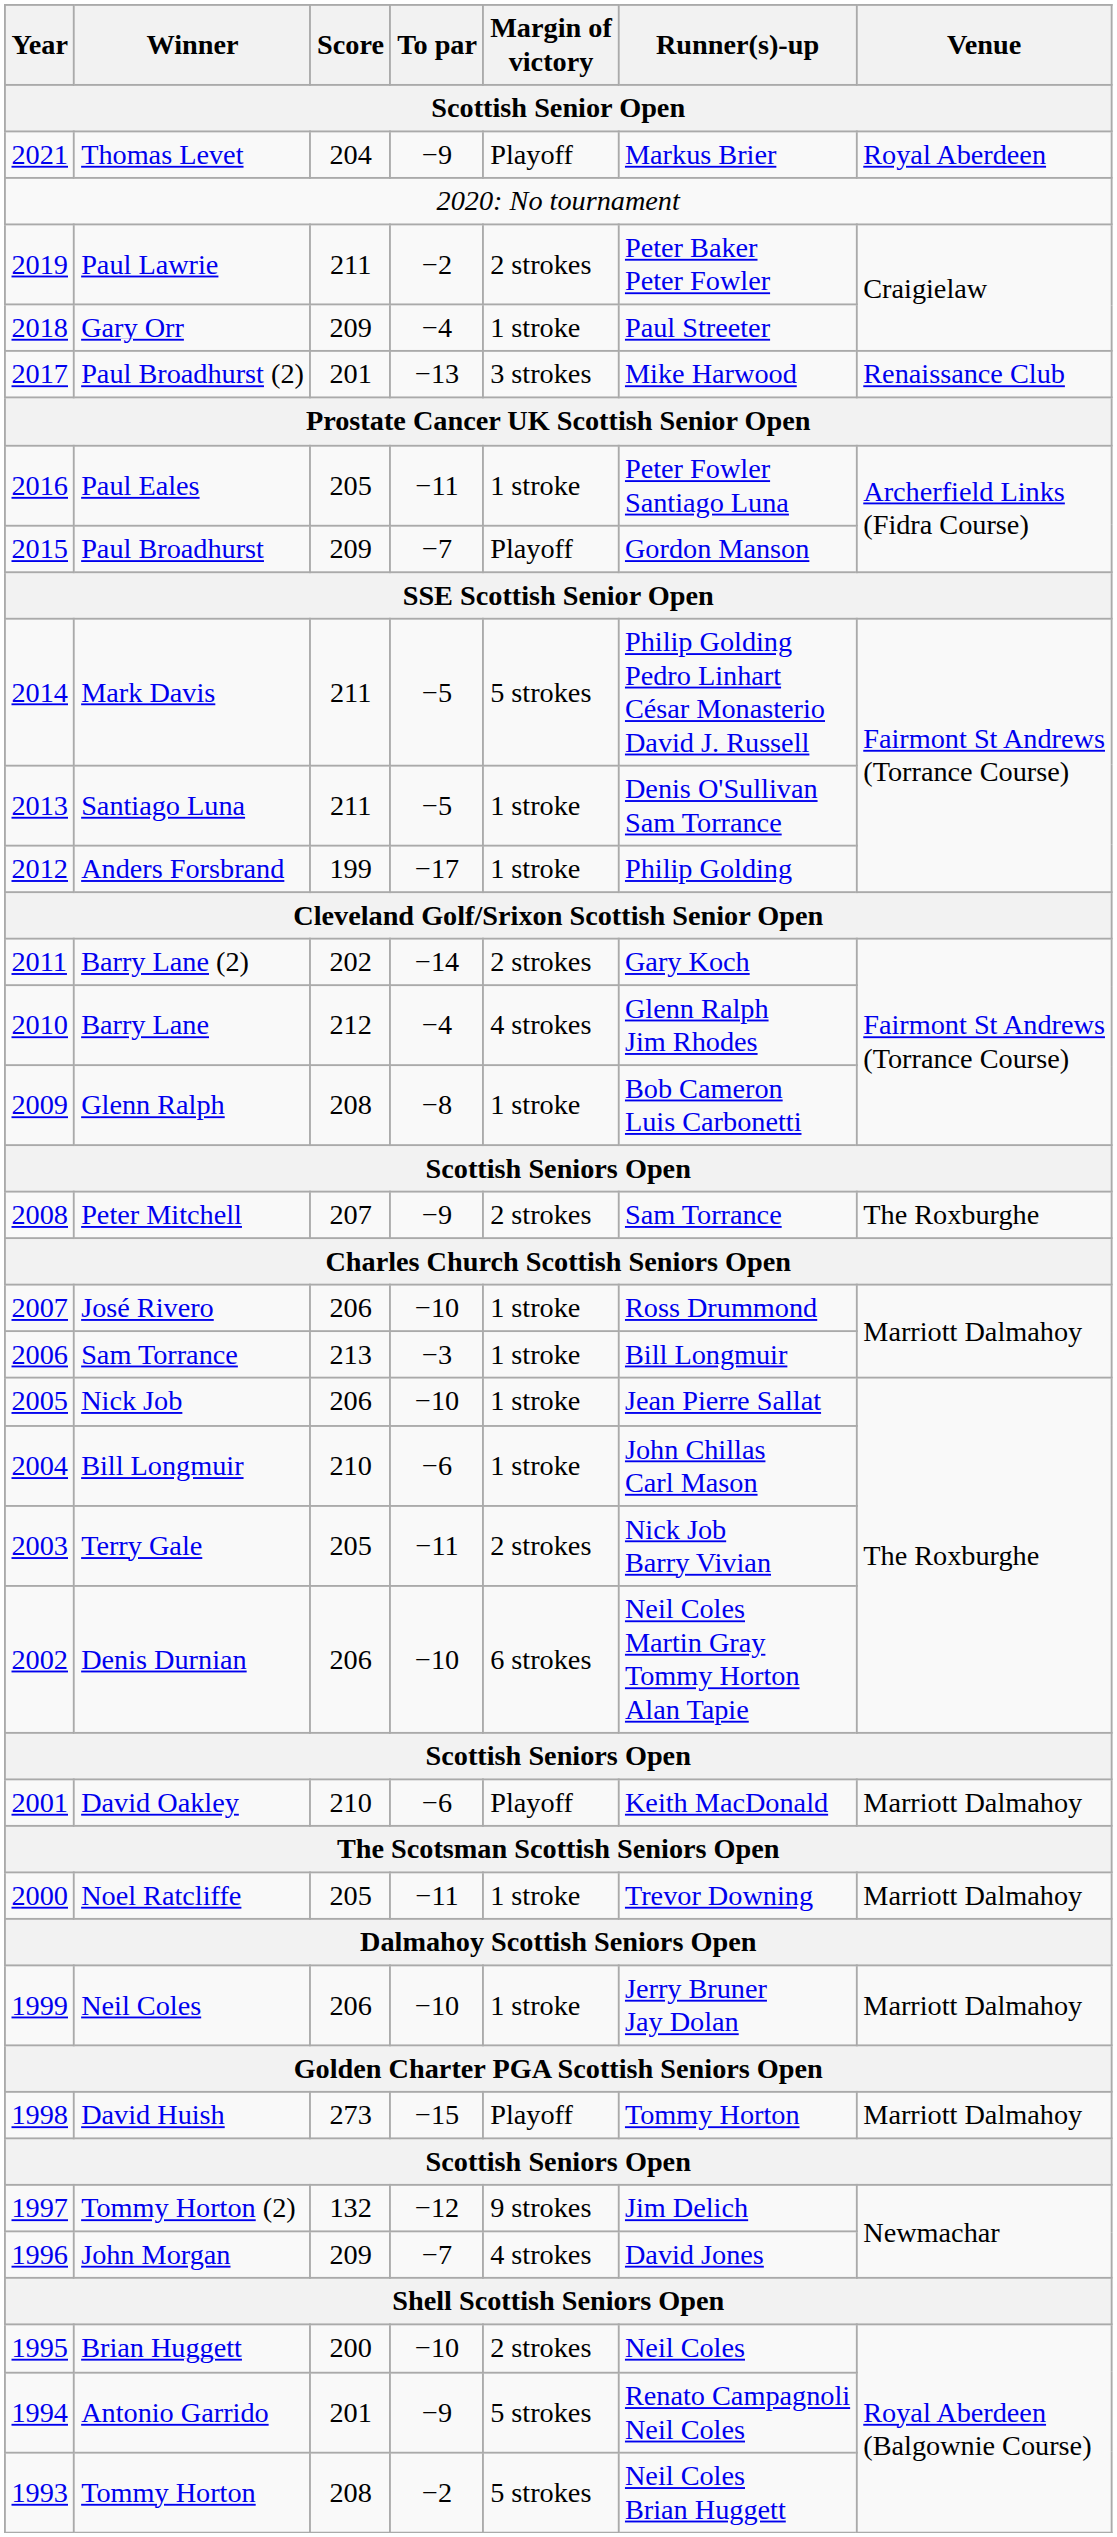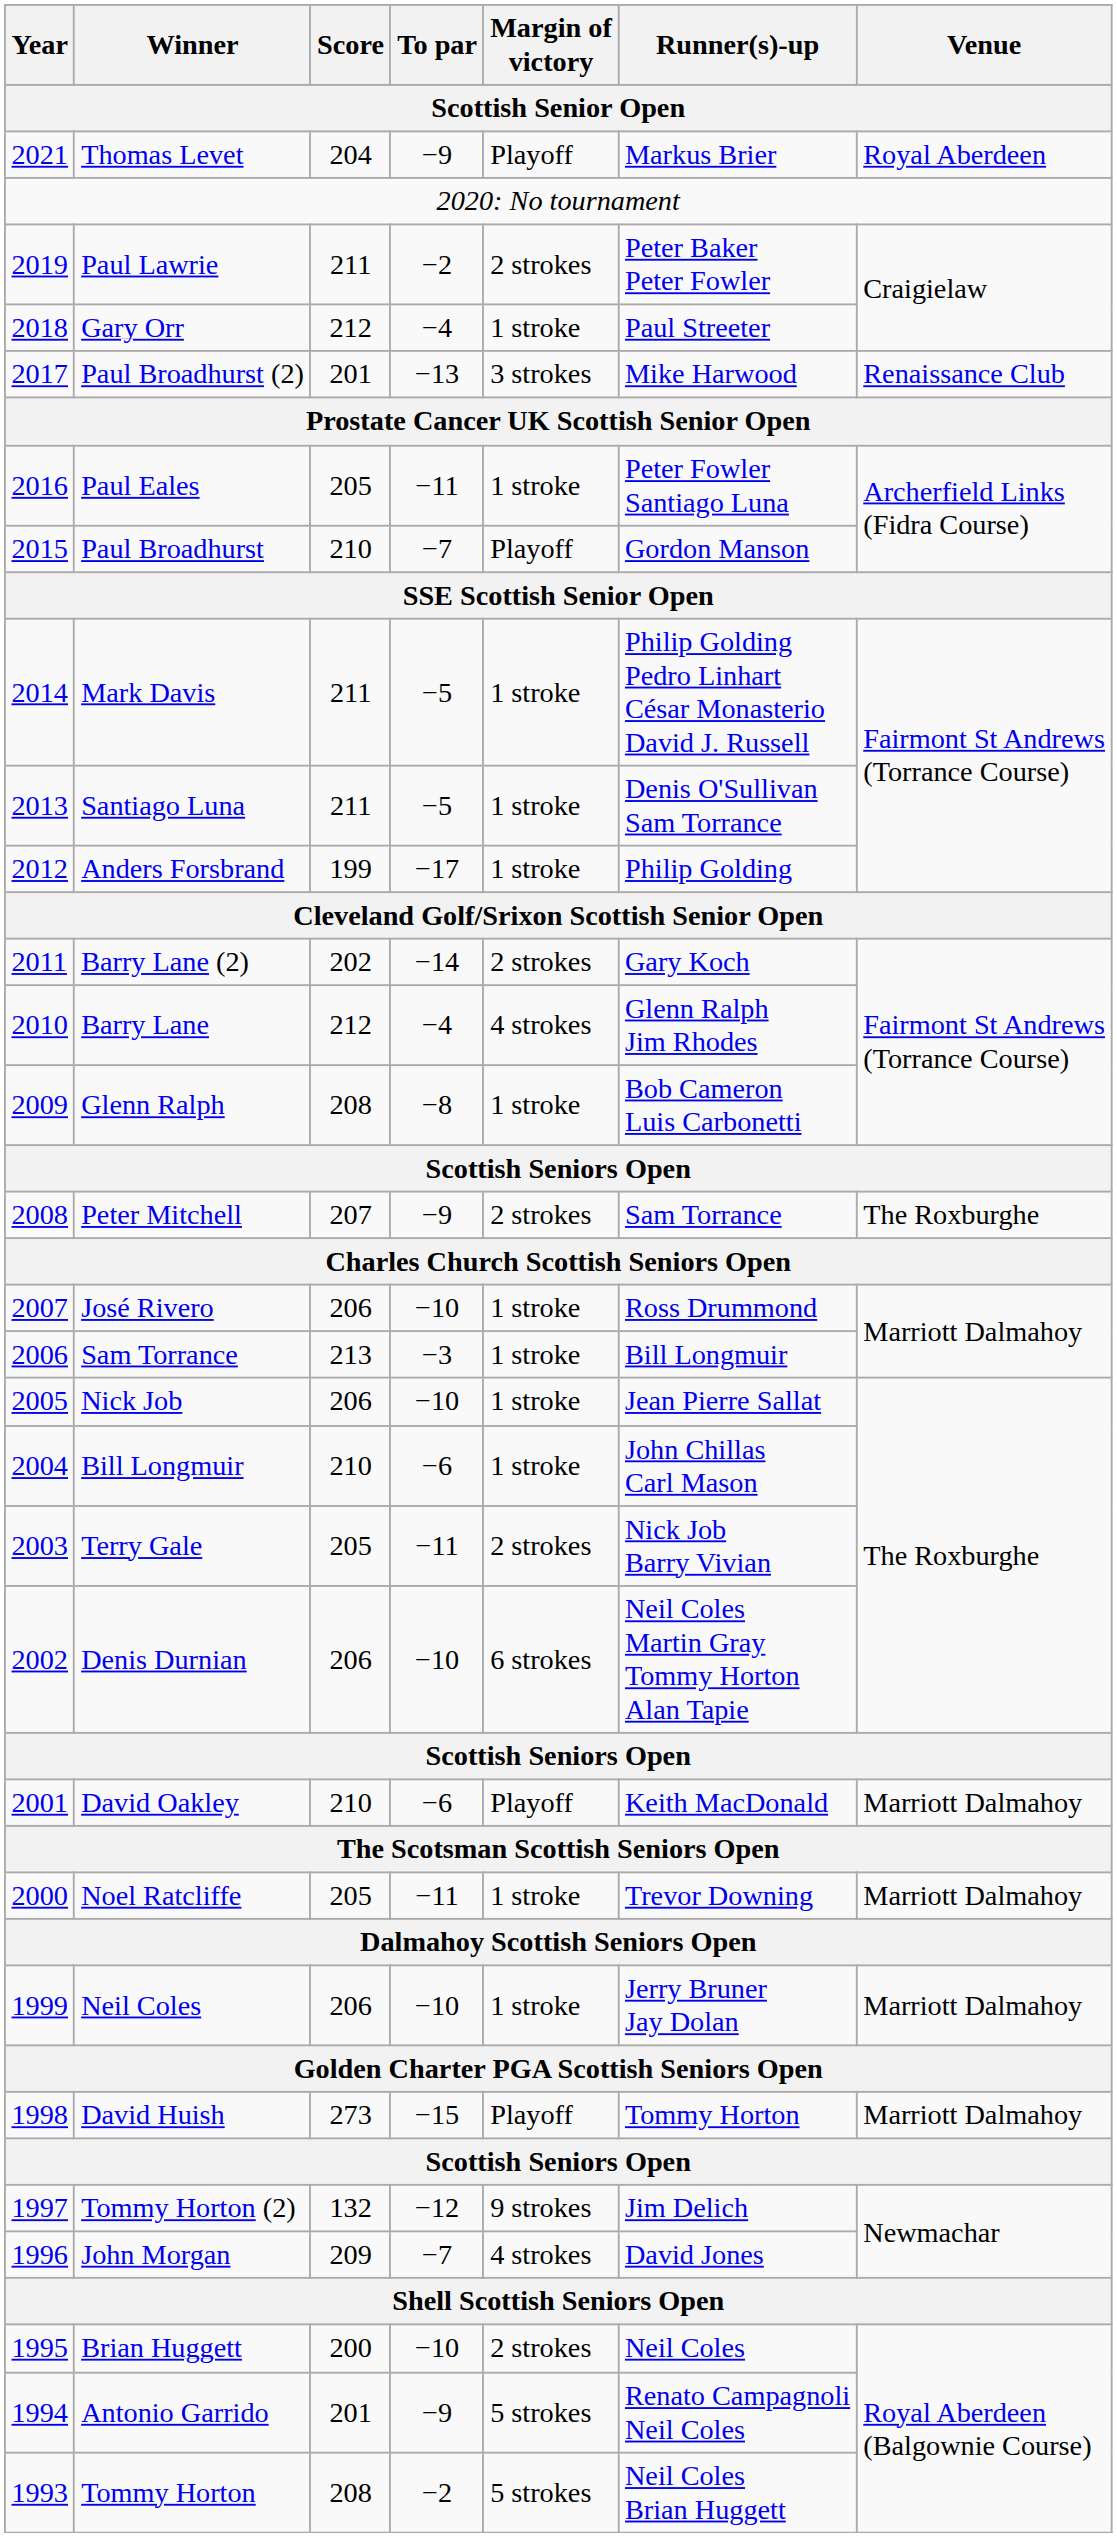(351, 328) 209 -> (351, 328) 212
(351, 547) 209 -> (351, 547) 210
(541, 691) 5 strokes -> (535, 691) 1 stroke
